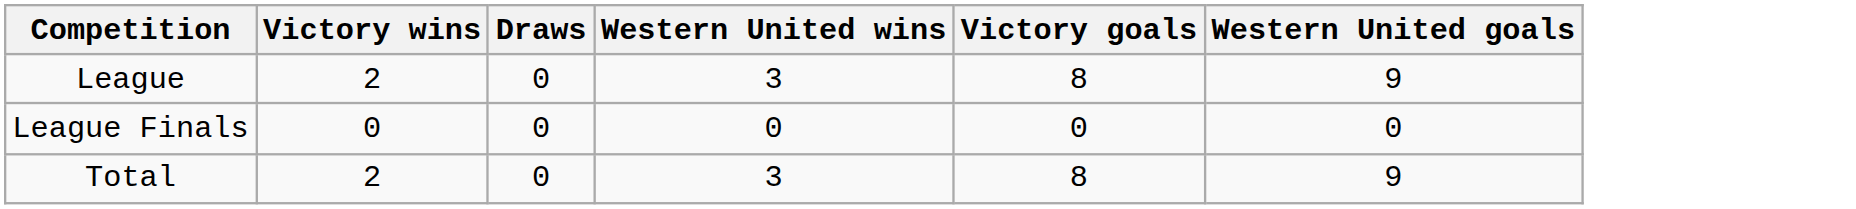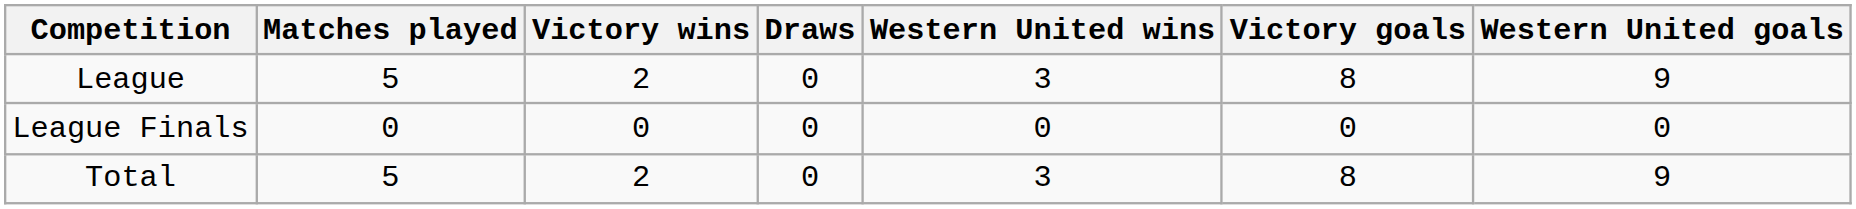+ column: (390, 30)
